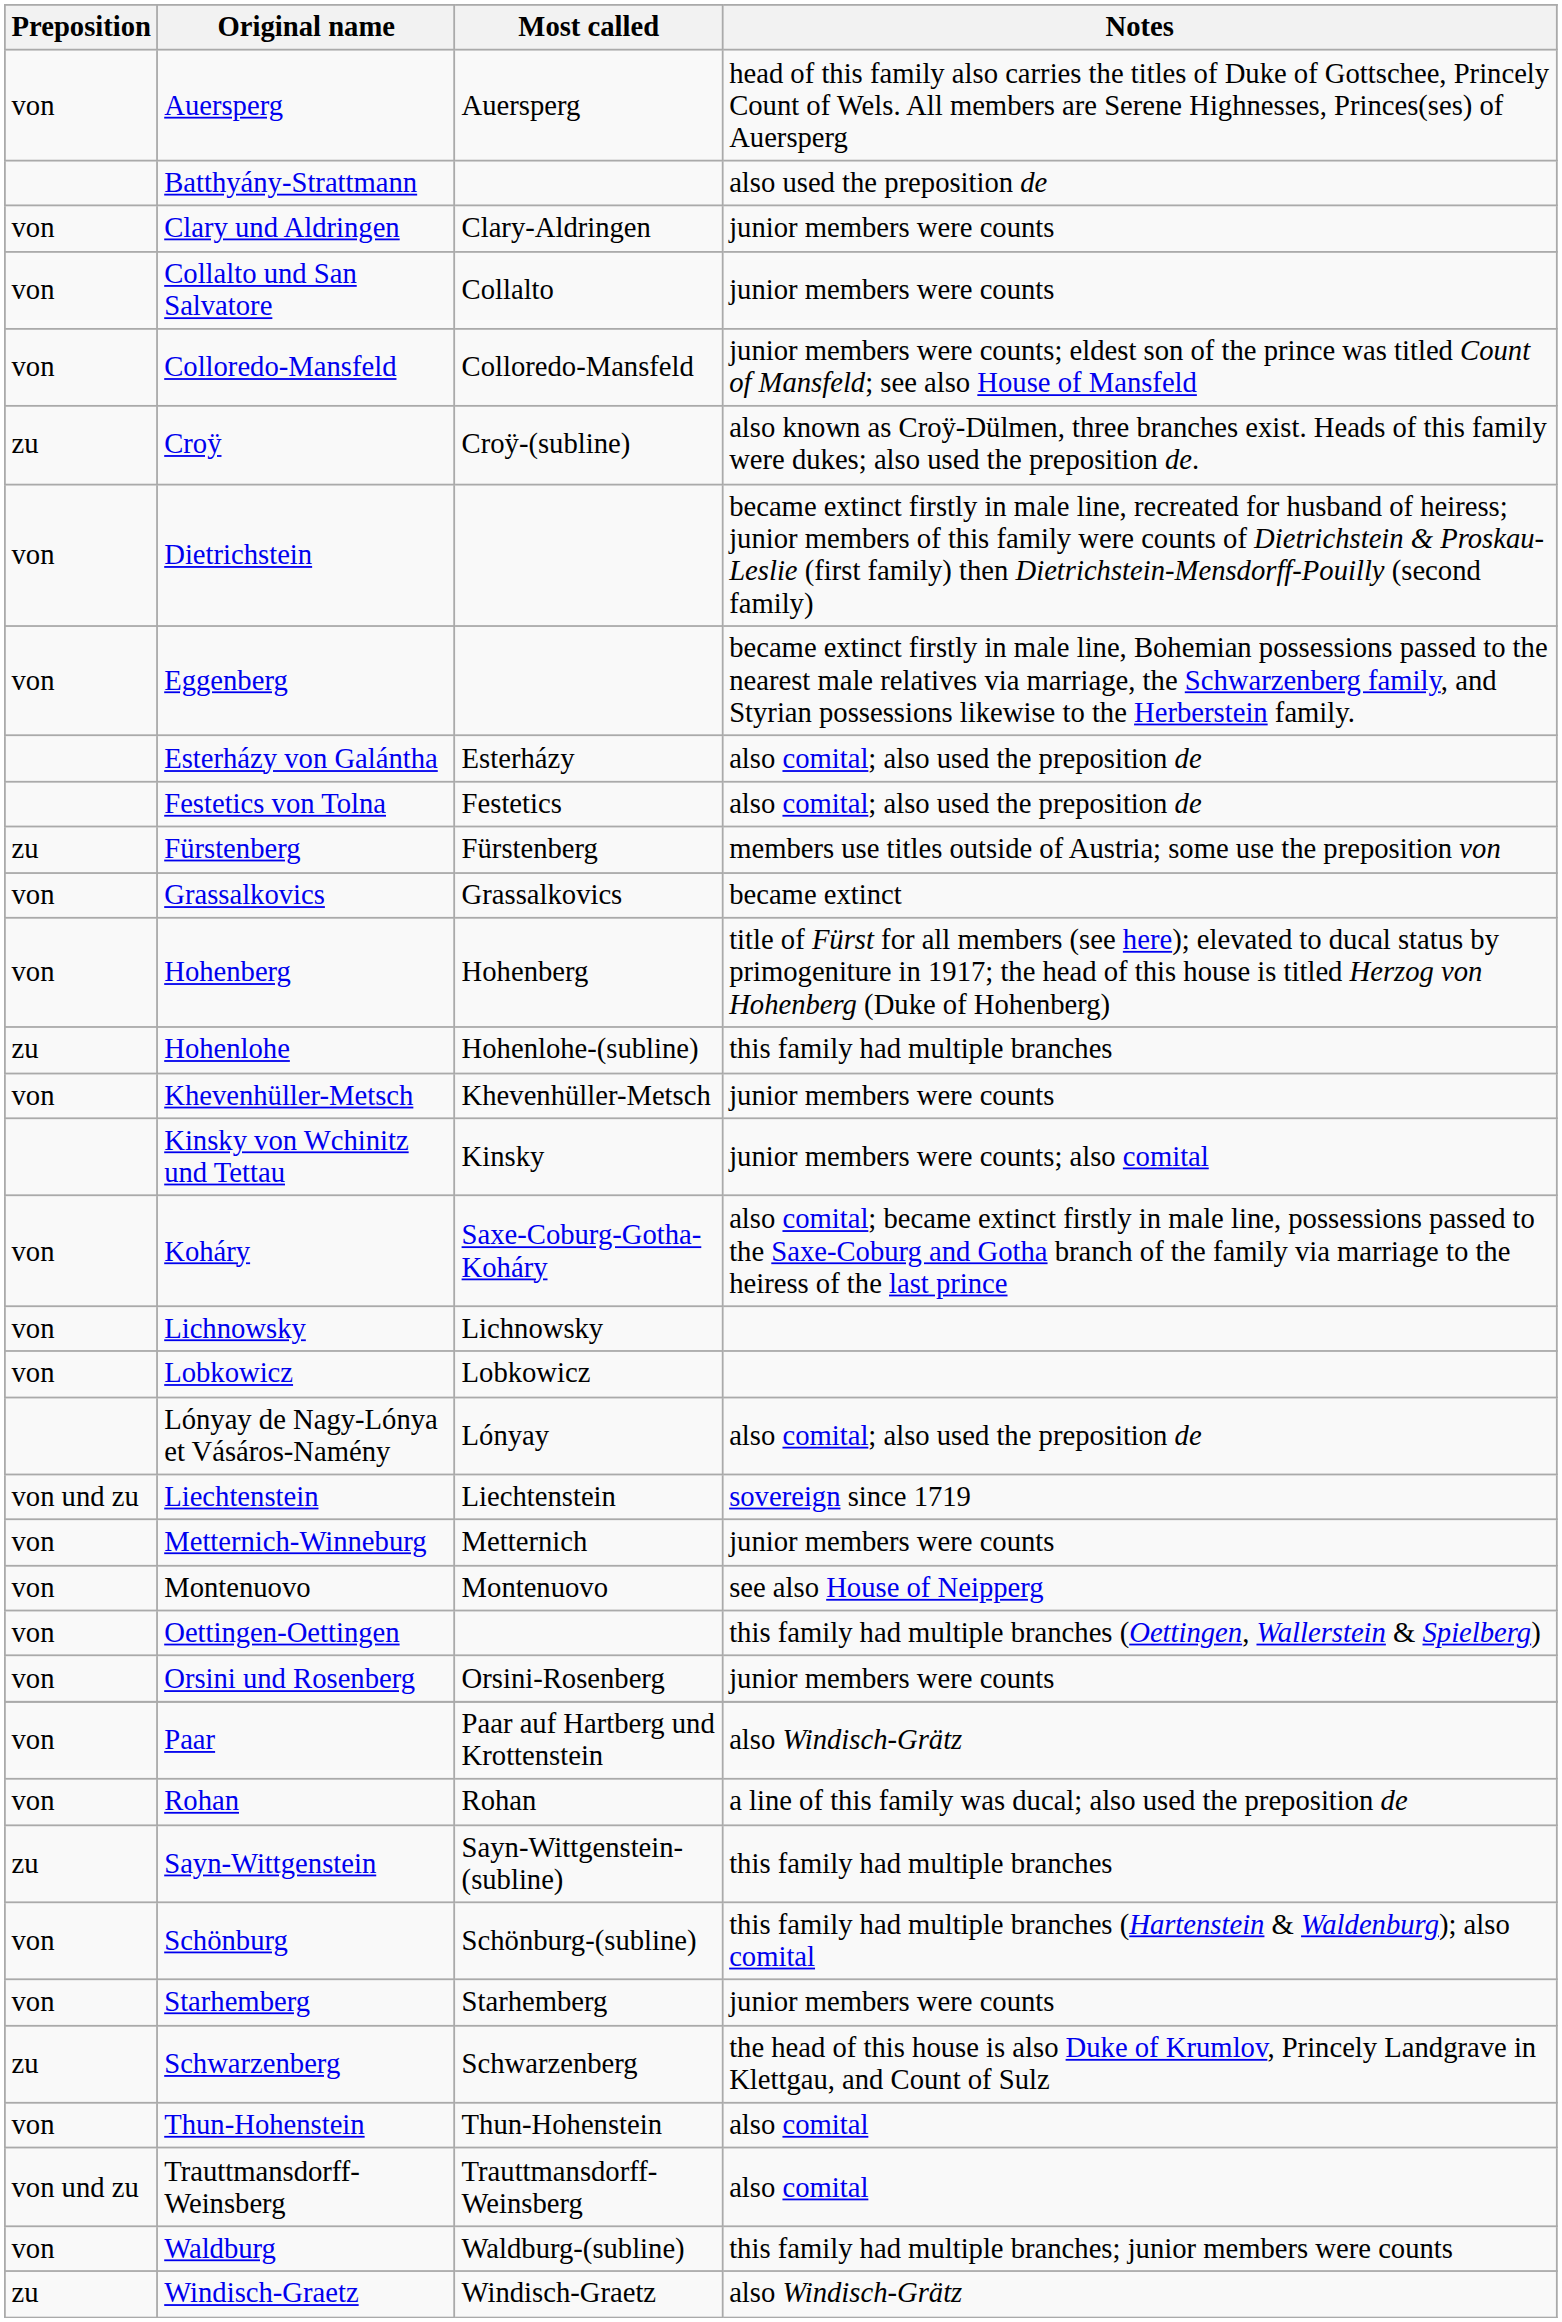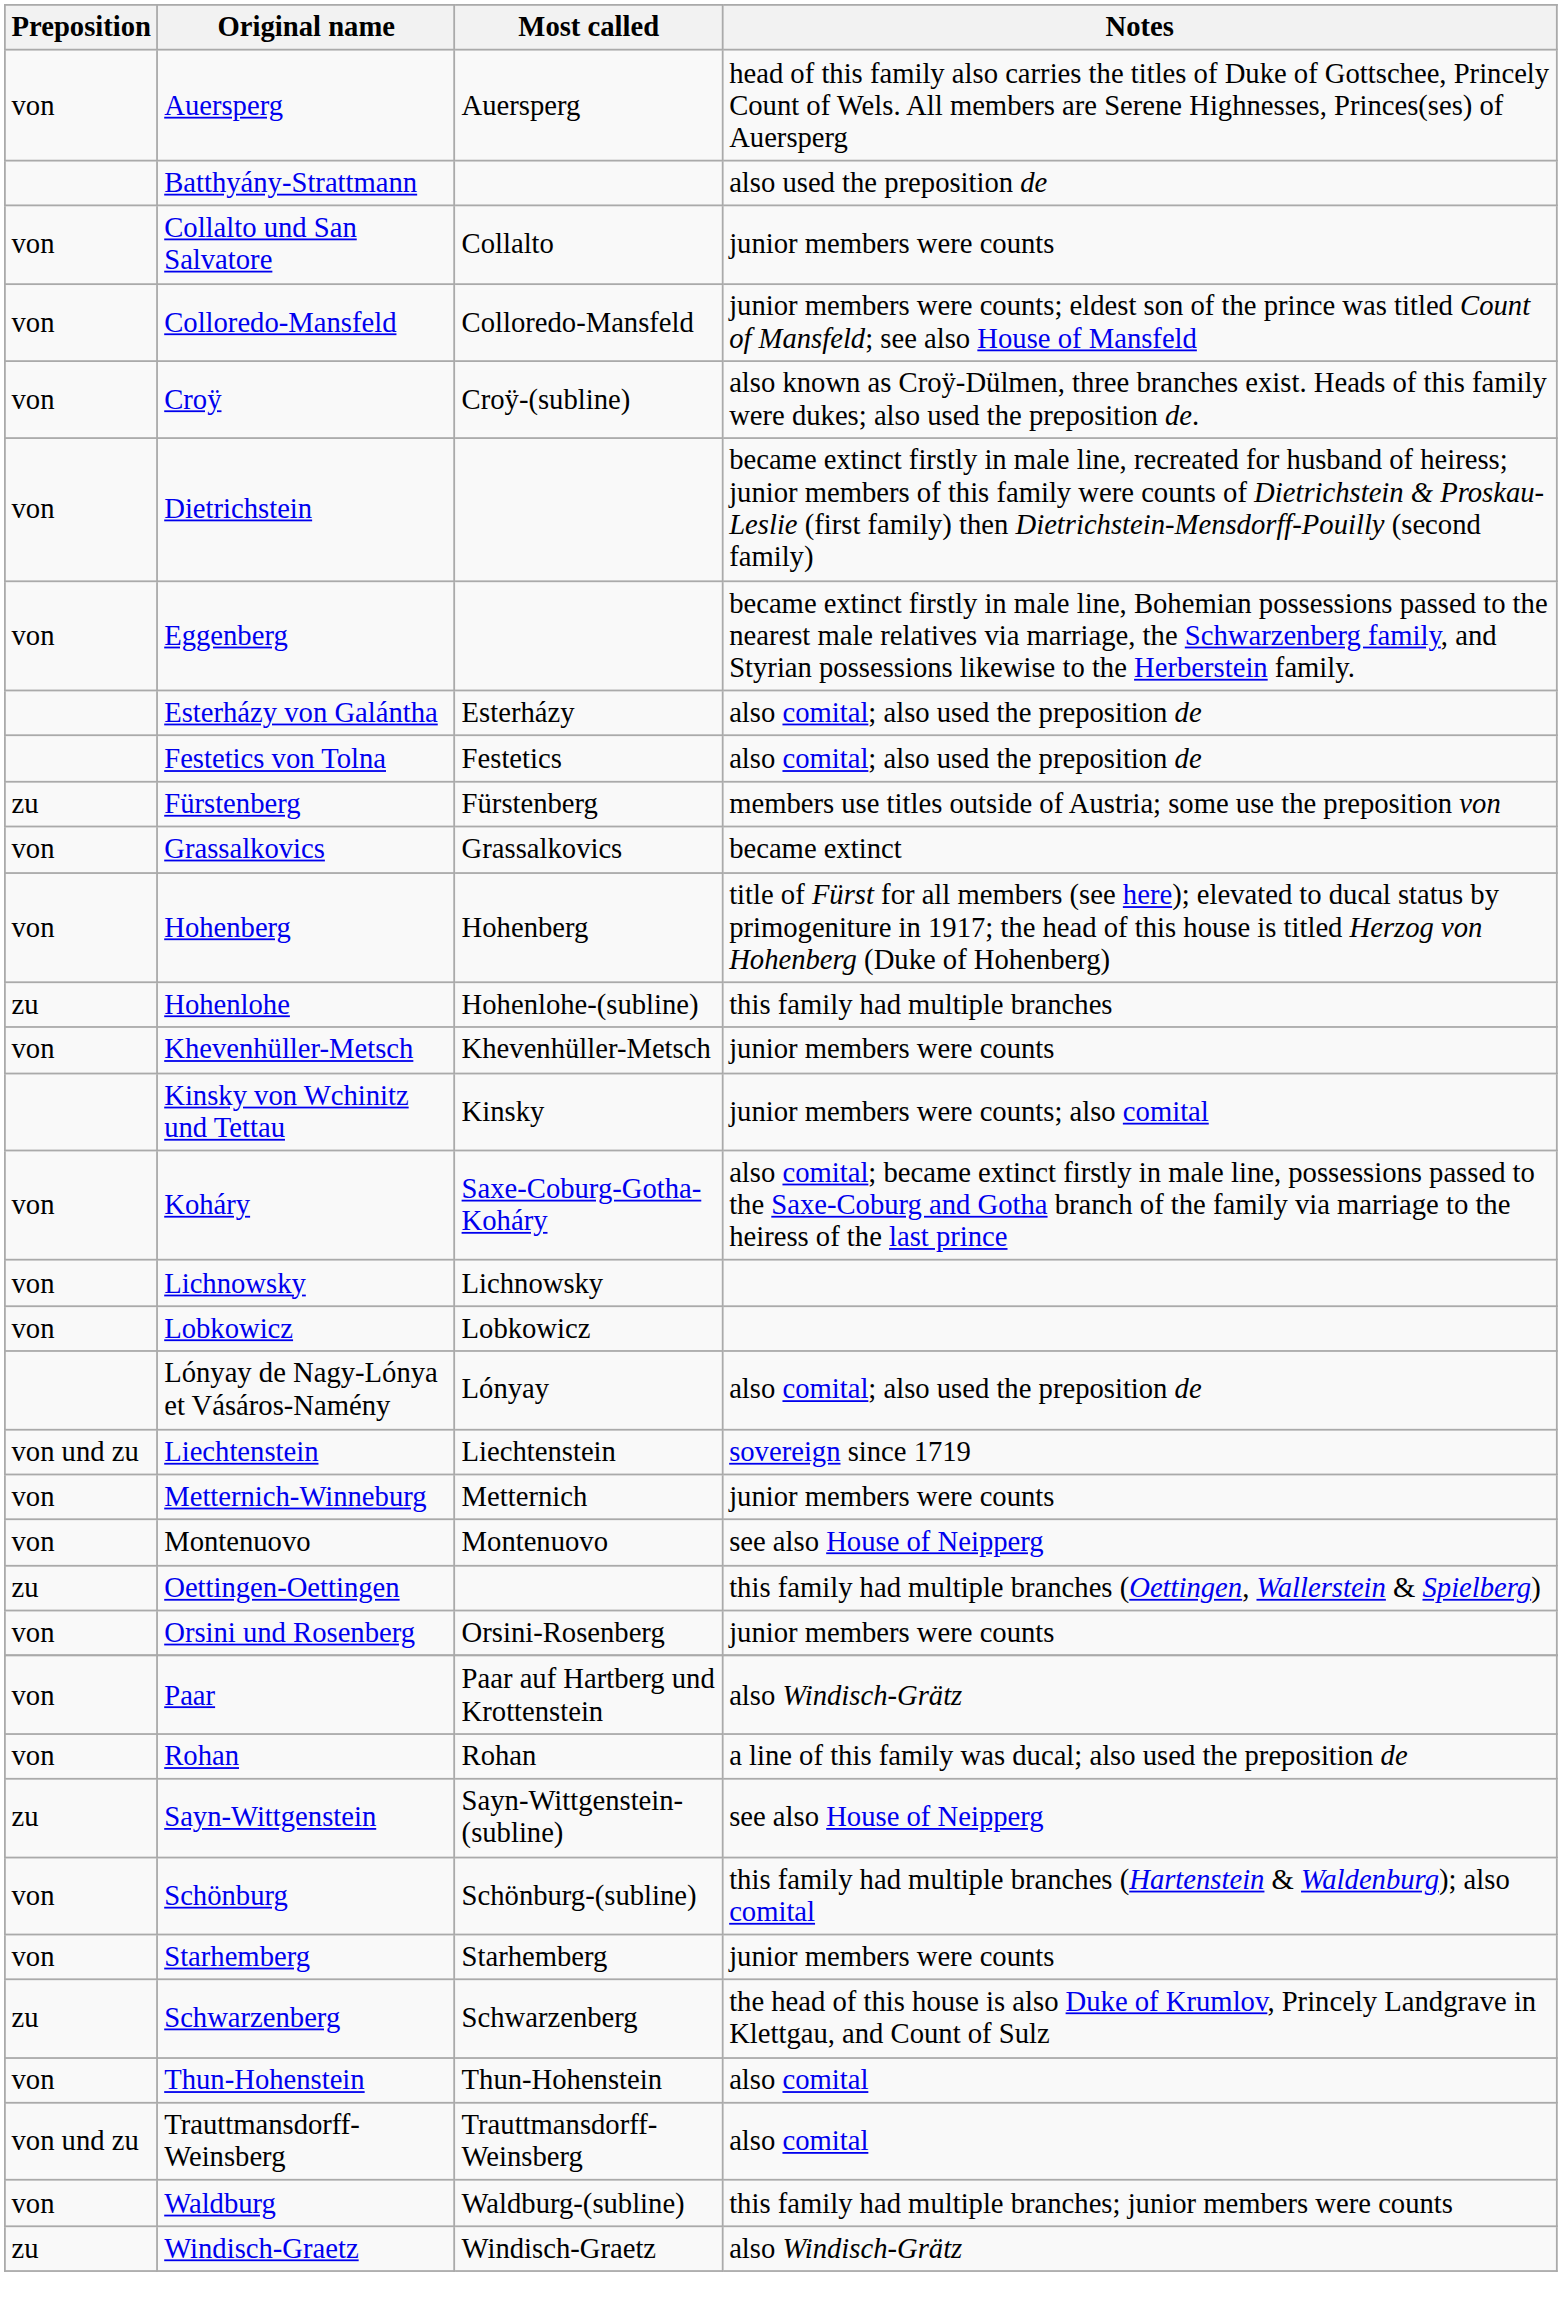- row: (282, 227)
(25, 444) zu -> (33, 399) von
(33, 1632) von -> (25, 1587) zu
(921, 1862) this family had multiple branches -> (886, 1817) see also House of Neipperg
